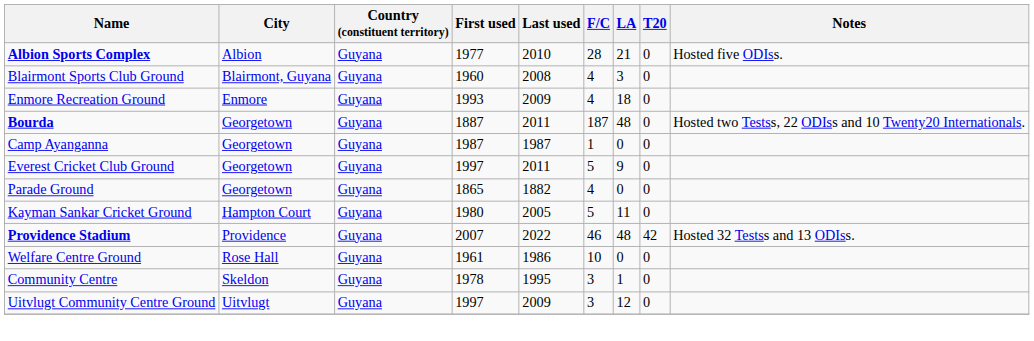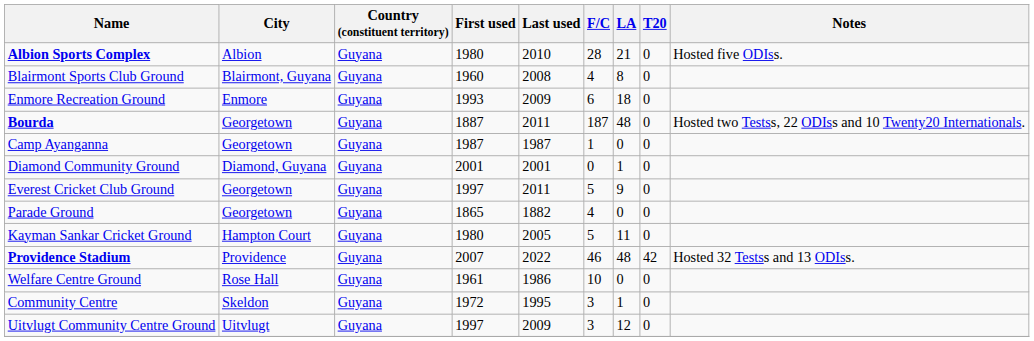(469, 54) 1977 -> (469, 54) 1980
(620, 76) 3 -> (620, 76) 8
(591, 99) 4 -> (591, 99) 6
+ row: (94, 167)
(469, 280) 1978 -> (469, 302) 1972
